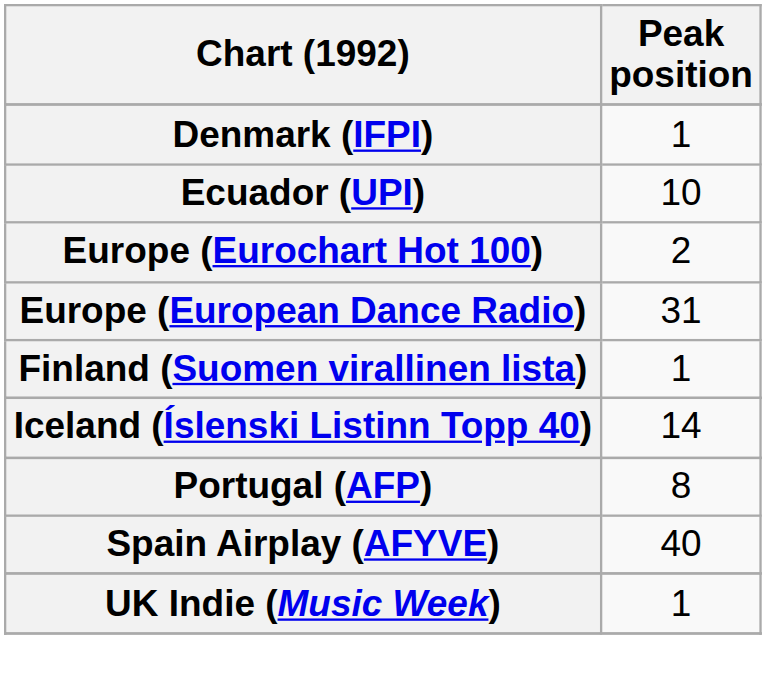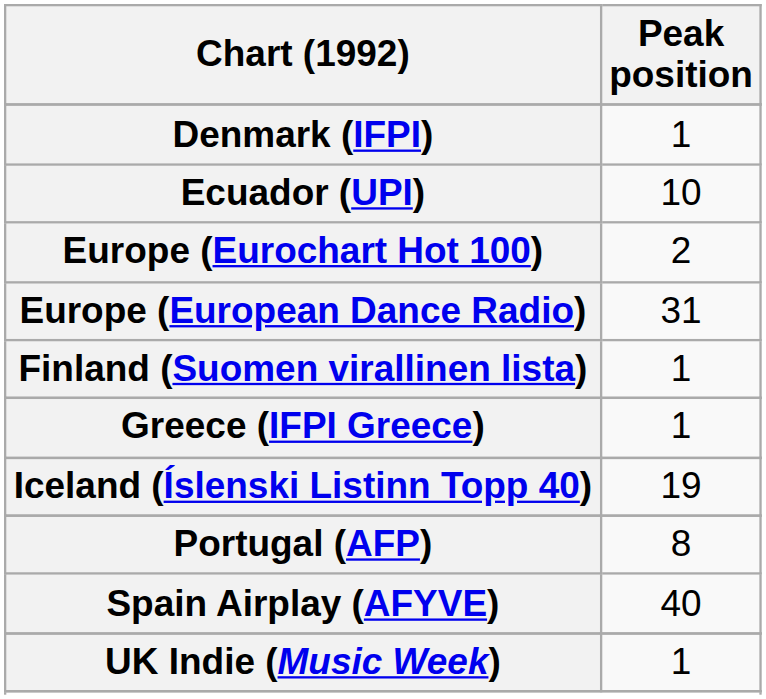+ row: (303, 427)
(681, 427) 14 -> (681, 485) 19
